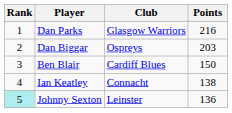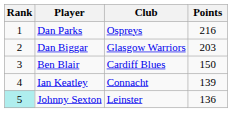(146, 30) Glasgow Warriors -> (124, 30) Ospreys
(124, 47) Ospreys -> (146, 47) Glasgow Warriors
(208, 82) 138 -> (208, 82) 139
